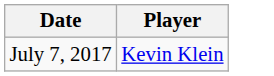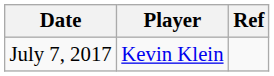+ column: (249, 20)
